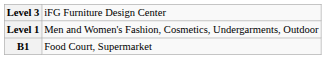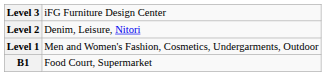+ row: (23, 29)
